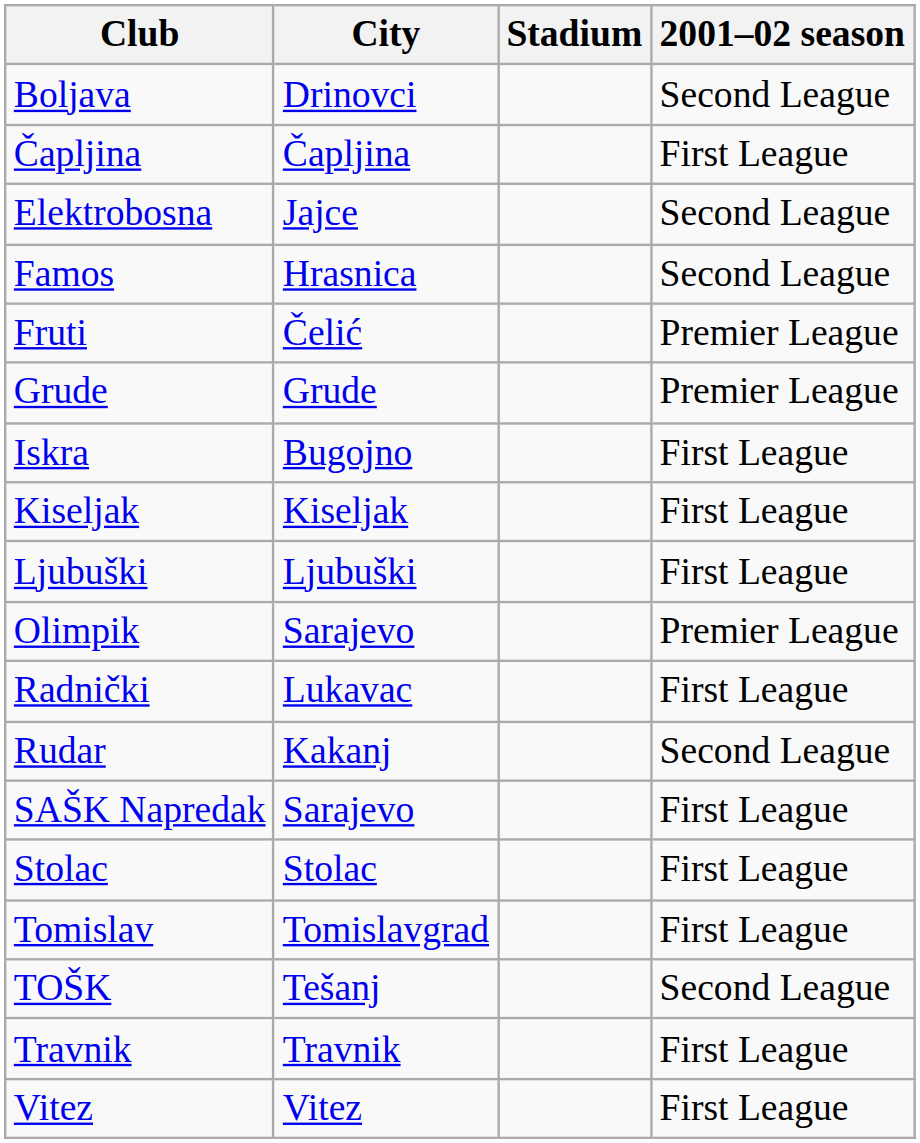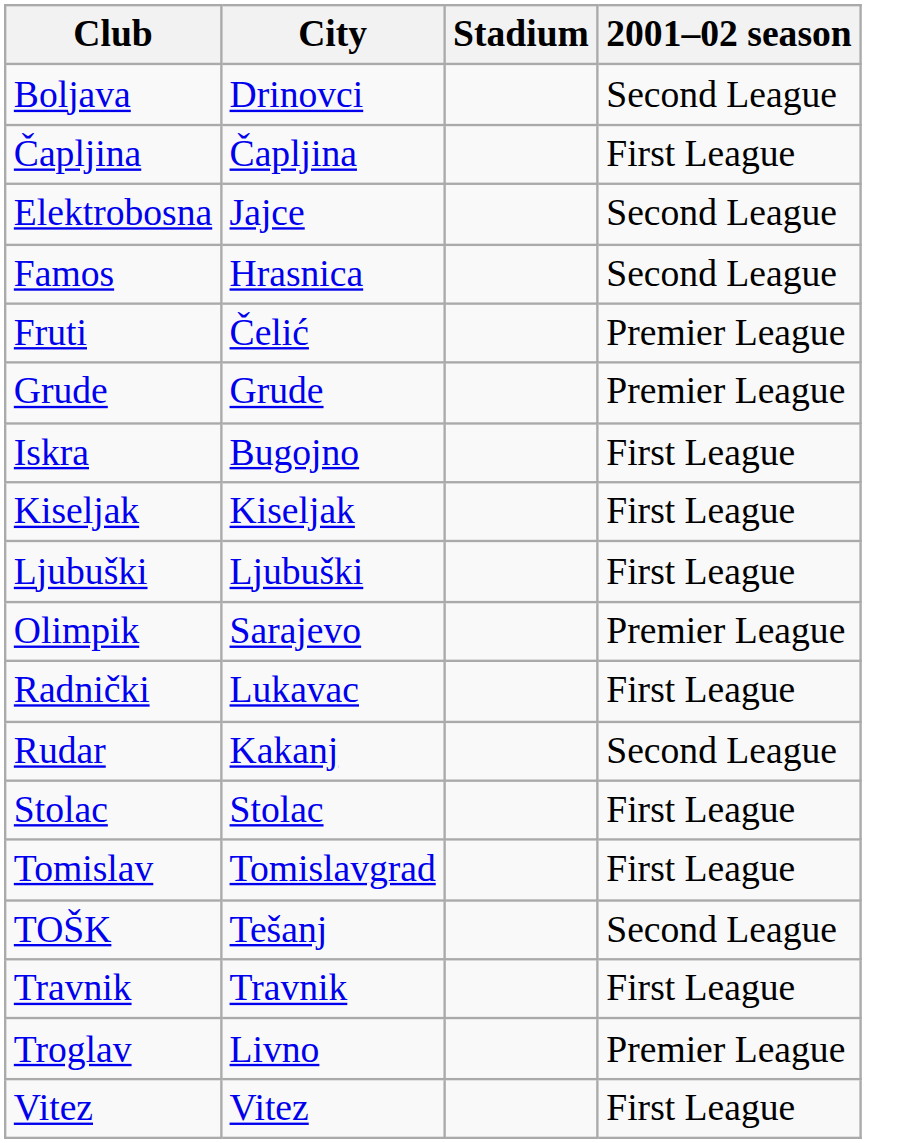- row: (140, 809)
+ row: (73, 1048)
